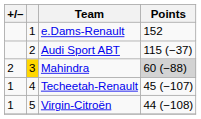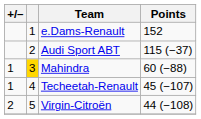(10, 68) 2 -> (10, 68) 1
(165, 68) lightgrey background -> (165, 68) no background
(10, 104) 1 -> (10, 104) 2
